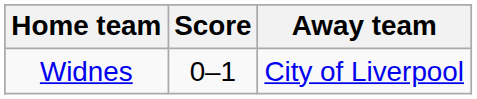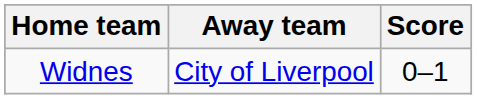columns swapped: (213, 26) <-> (364, 26)
